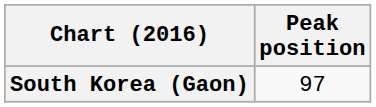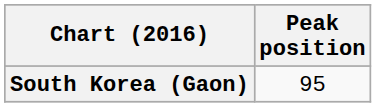(312, 84) 97 -> (312, 84) 95
